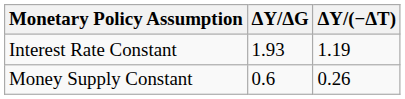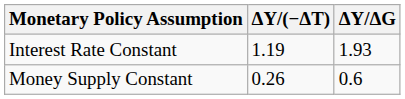columns swapped: (280, 19) <-> (357, 19)
